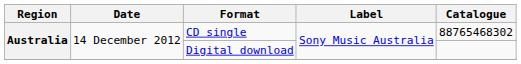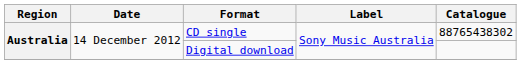(476, 32) 88765468302 -> (476, 32) 88765438302
